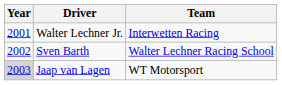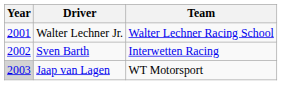(174, 32) Interwetten Racing -> (201, 32) Walter Lechner Racing School
(201, 51) Walter Lechner Racing School -> (174, 51) Interwetten Racing
